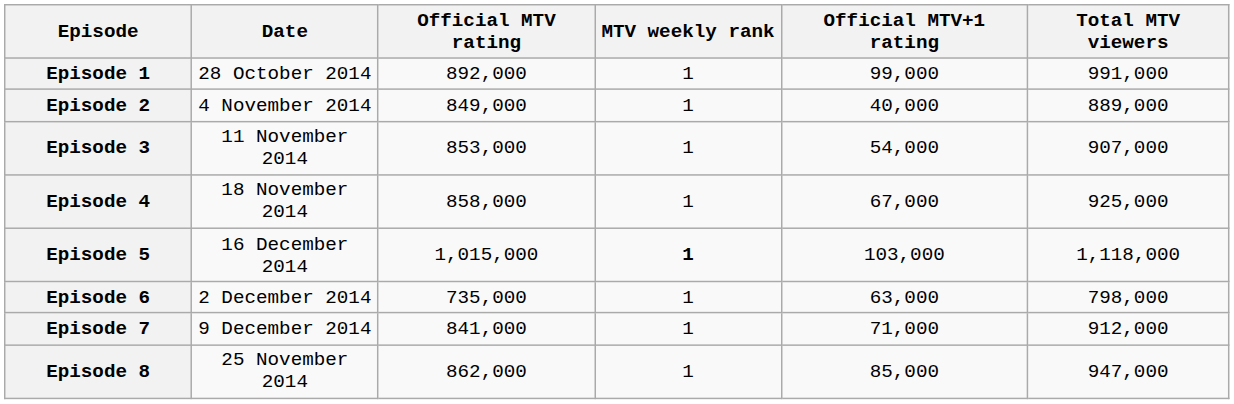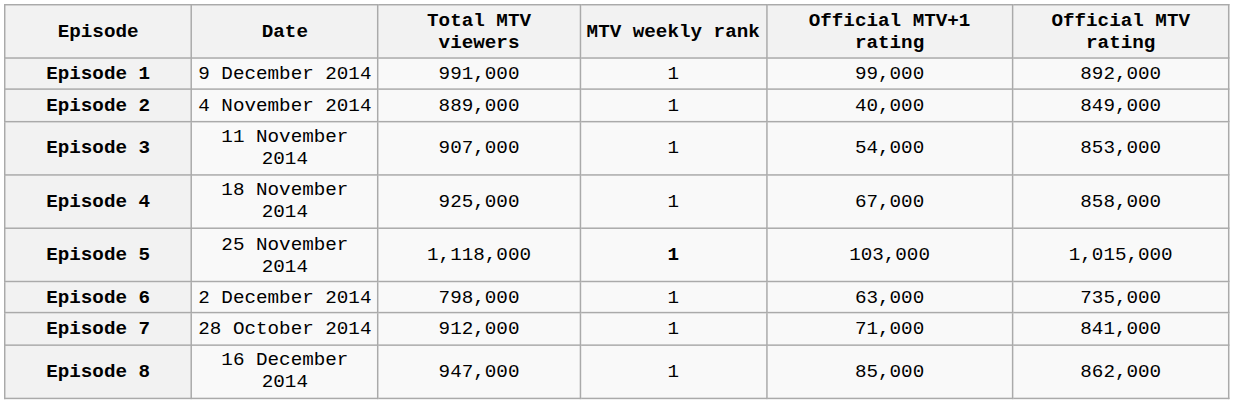columns swapped: (486, 32) <-> (1128, 32)
(285, 74) 28 October 2014 -> (285, 74) 9 December 2014
(285, 255) 16 December 2014 -> (285, 255) 25 November 2014
(285, 329) 9 December 2014 -> (285, 329) 28 October 2014
(285, 371) 25 November 2014 -> (285, 371) 16 December 2014
